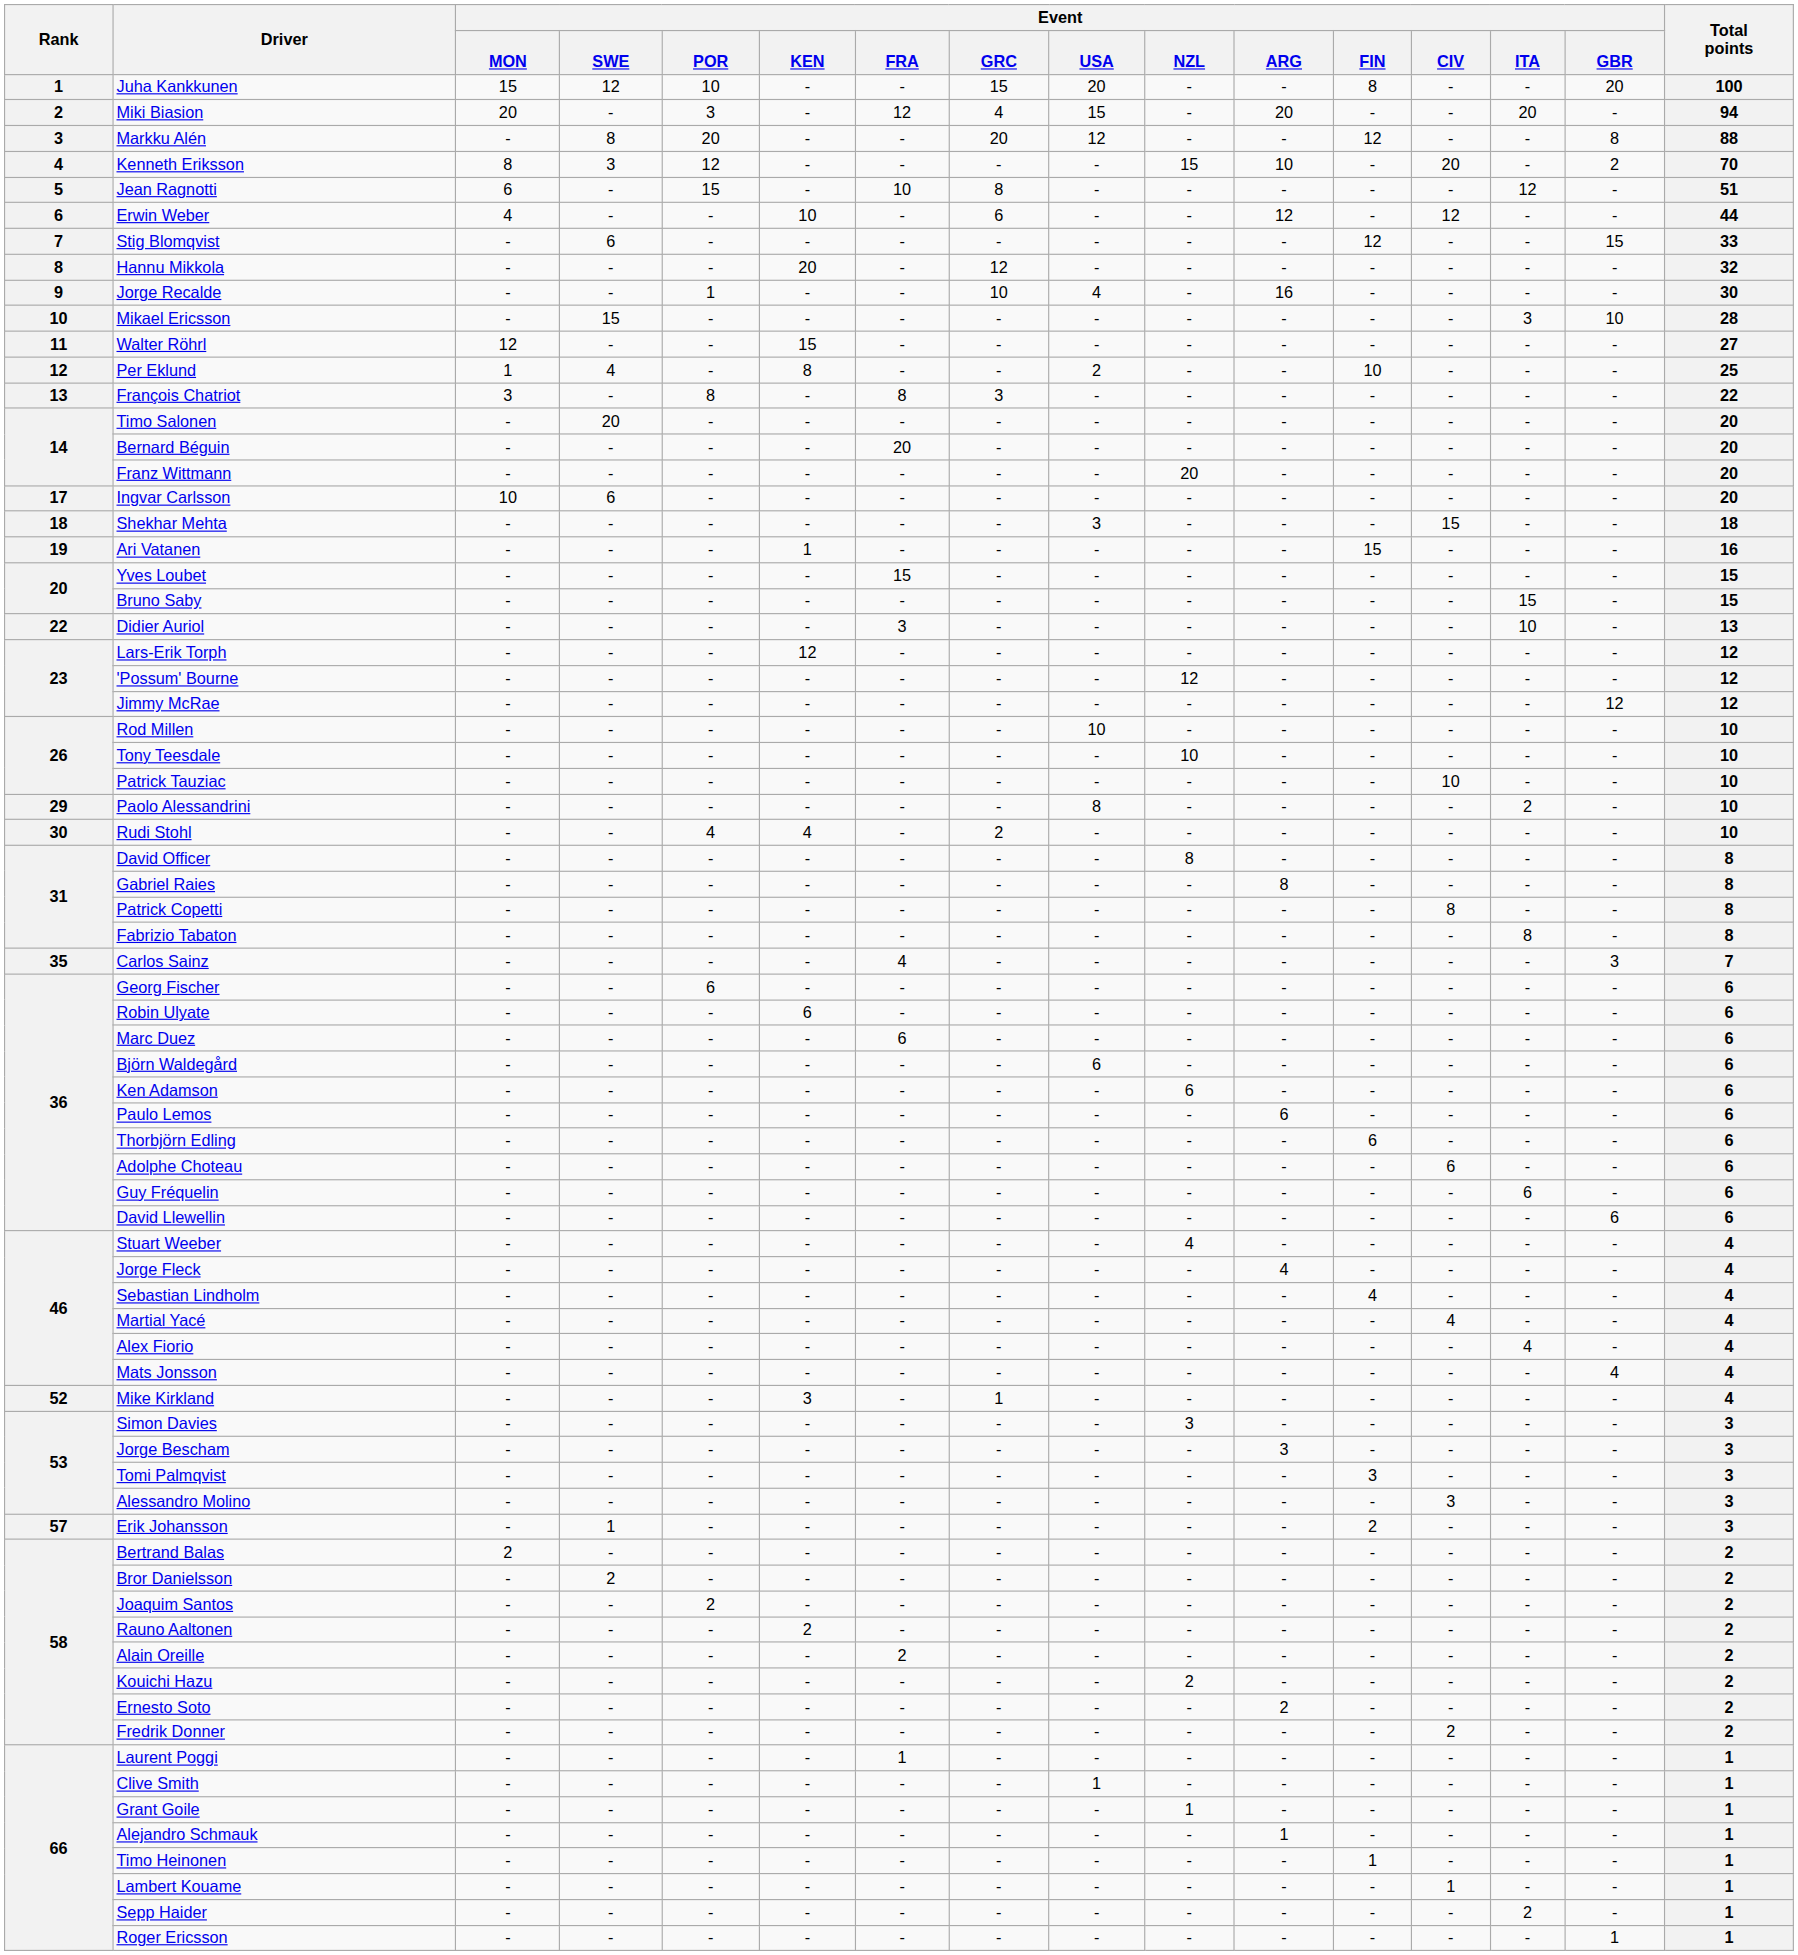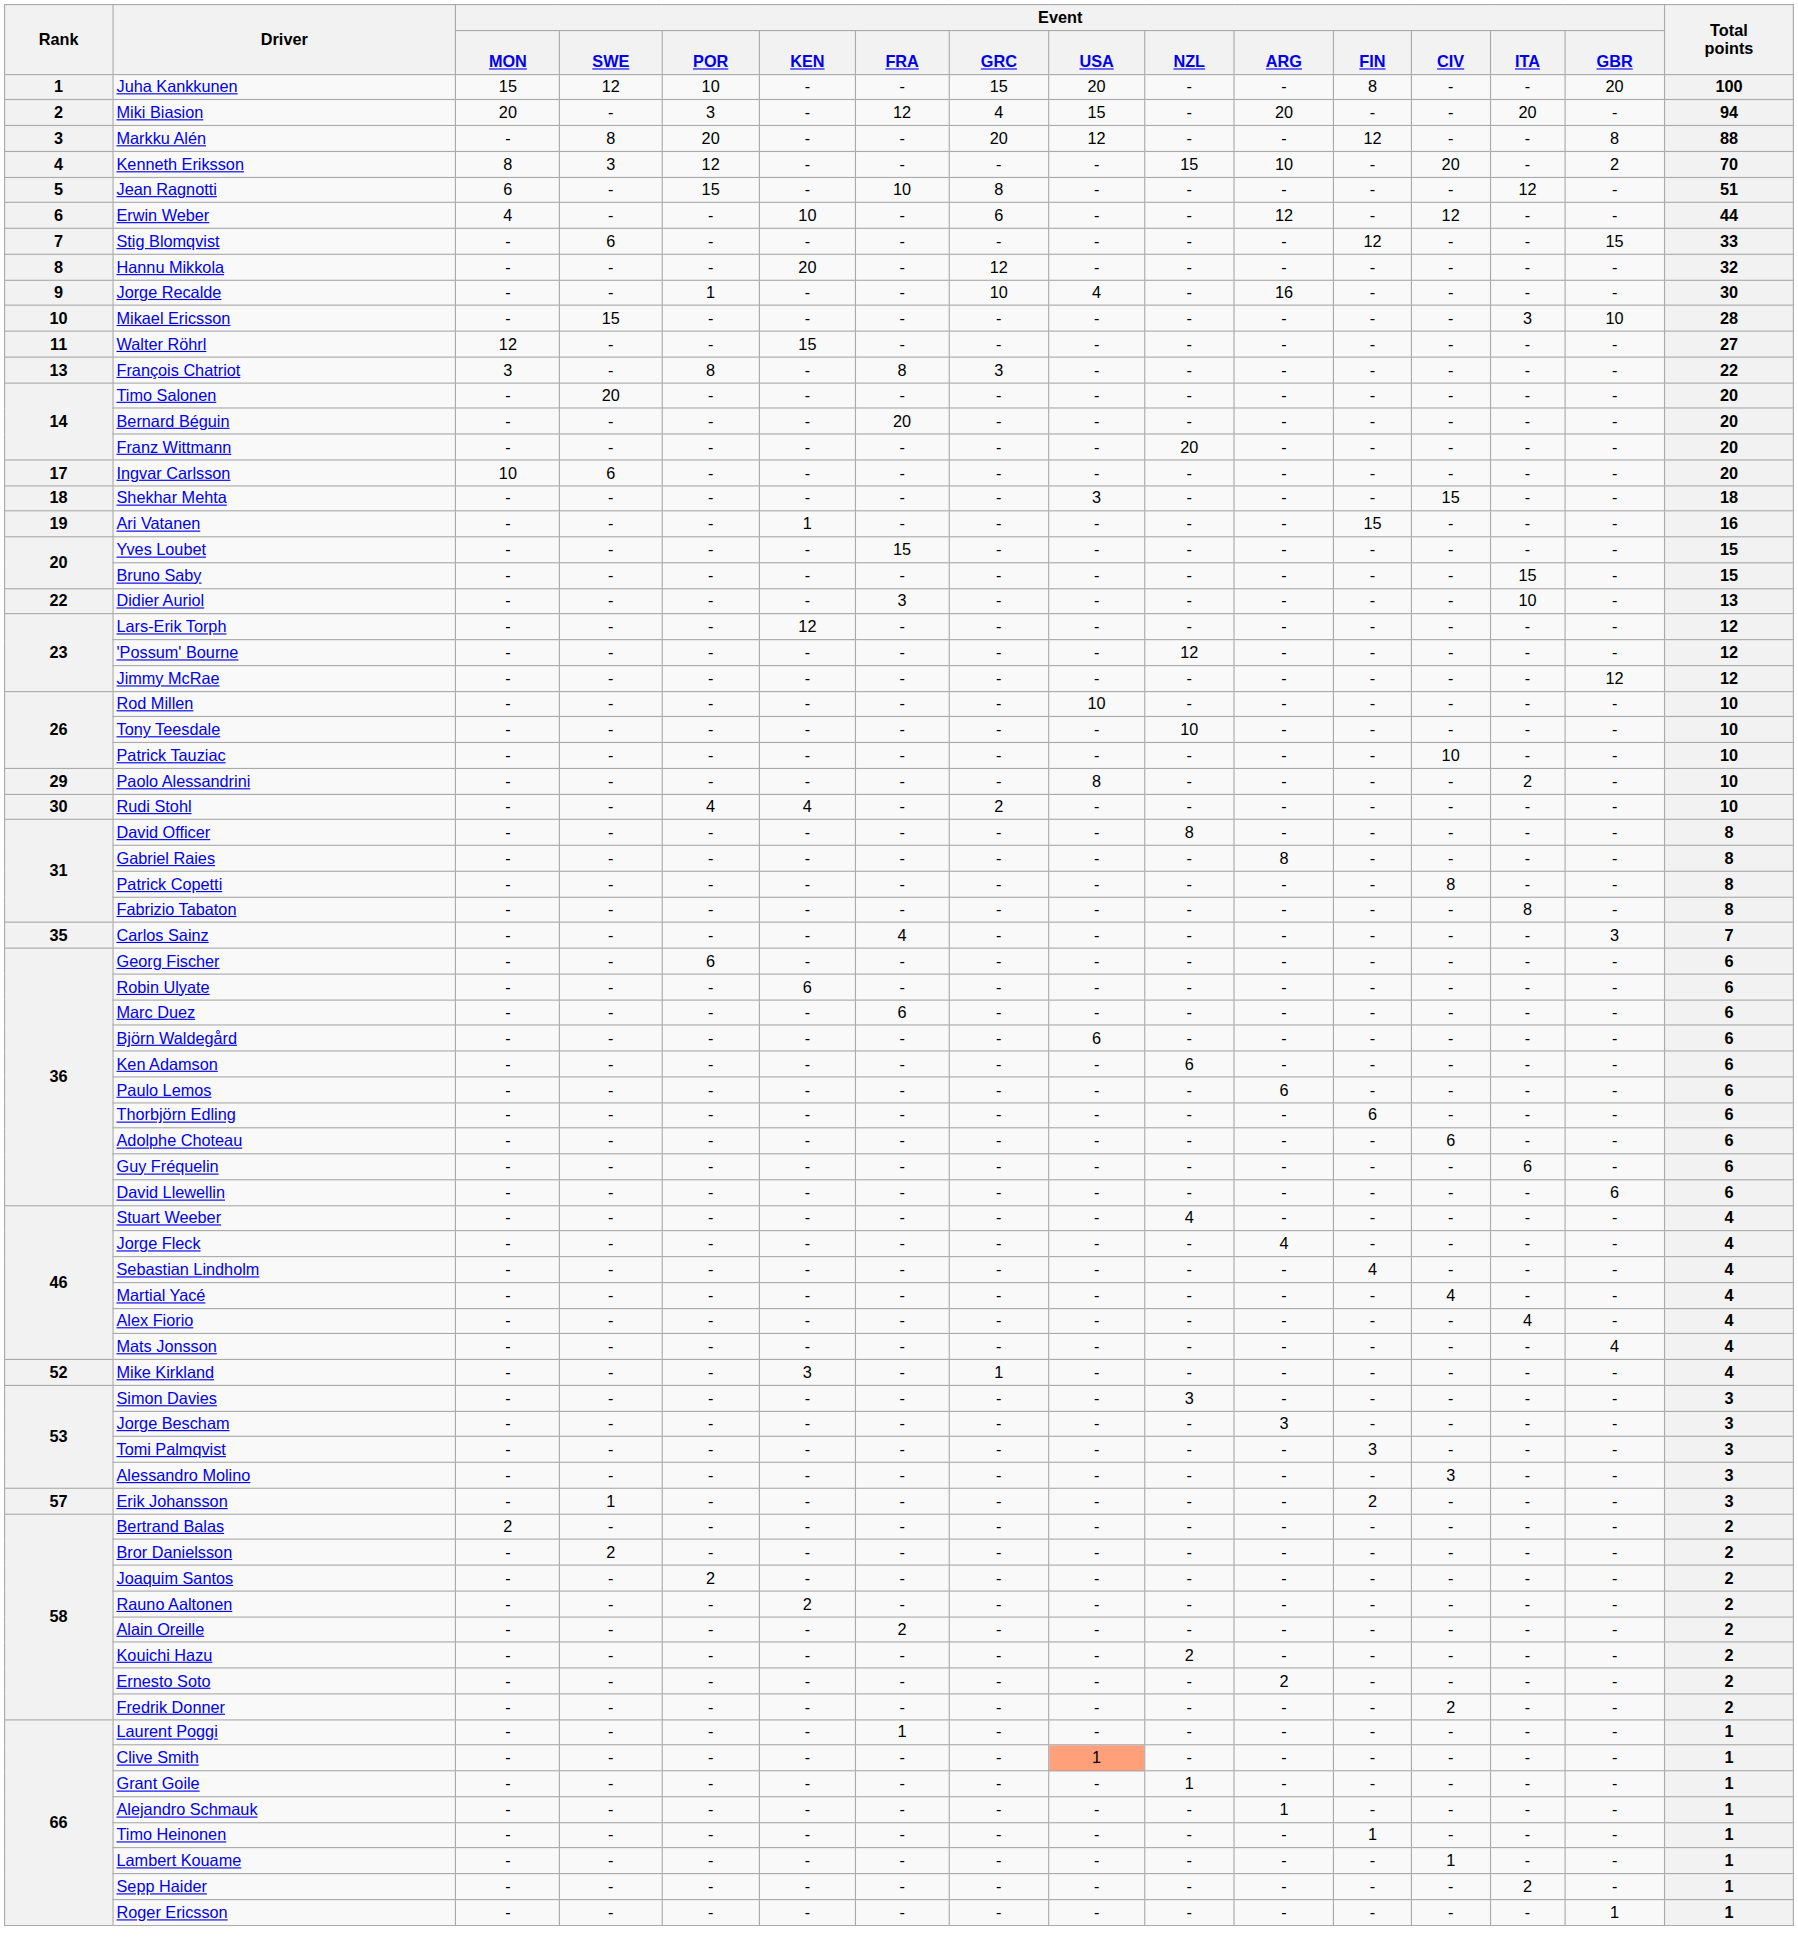- row: (156, 370)
(1097, 1784) no background -> (1097, 1758) lightsalmon background
